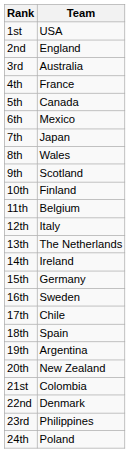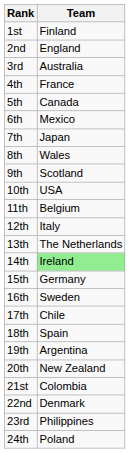(51, 31) USA -> (58, 31) Finland
(58, 191) Finland -> (51, 191) USA
(57, 262) no background -> (57, 262) lightgreen background
